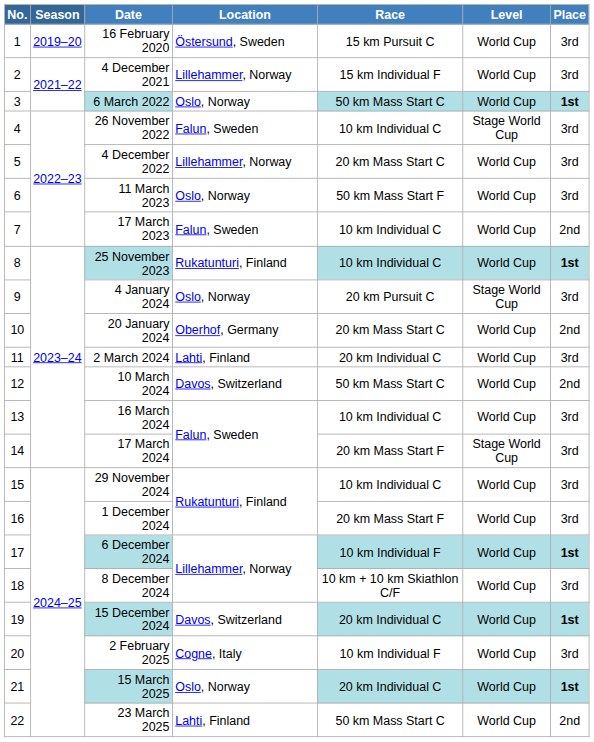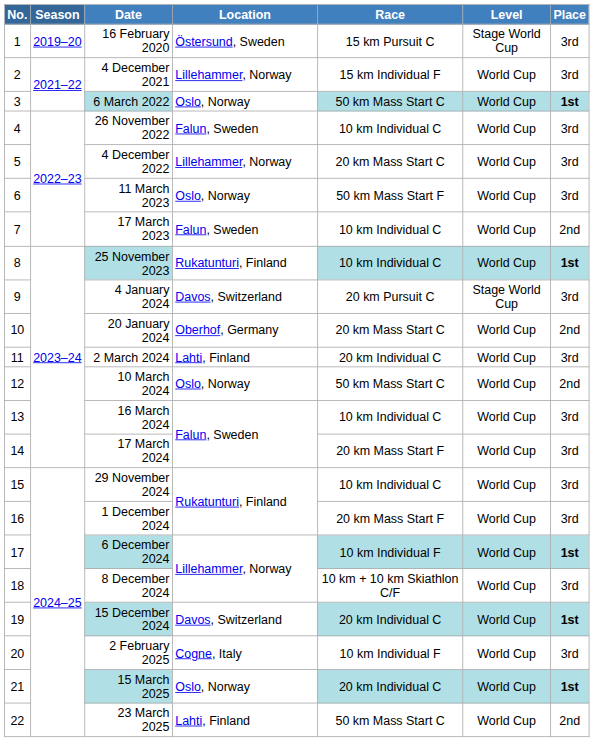(507, 41) World Cup -> (507, 41) Stage World Cup
(507, 128) Stage World Cup -> (507, 128) World Cup
(213, 297) Oslo, Norway -> (229, 297) Davos, Switzerland
(229, 384) Davos, Switzerland -> (213, 384) Oslo, Norway
(507, 451) Stage World Cup -> (507, 451) World Cup
